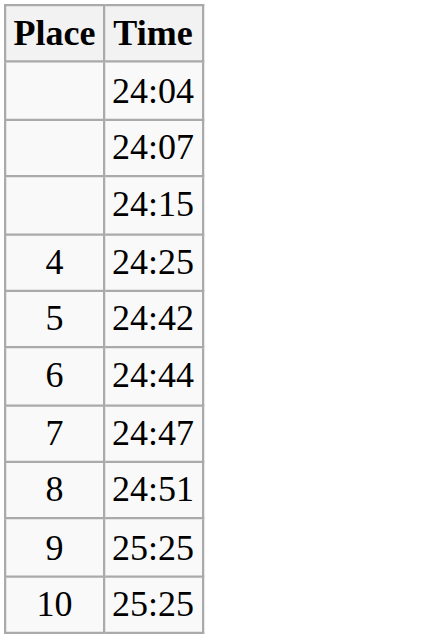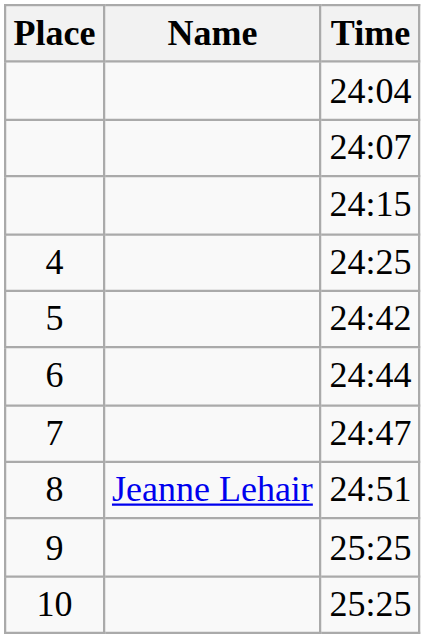+ column: (212, 33)
